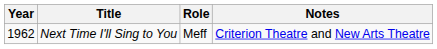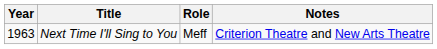(21, 33) 1962 -> (21, 33) 1963
